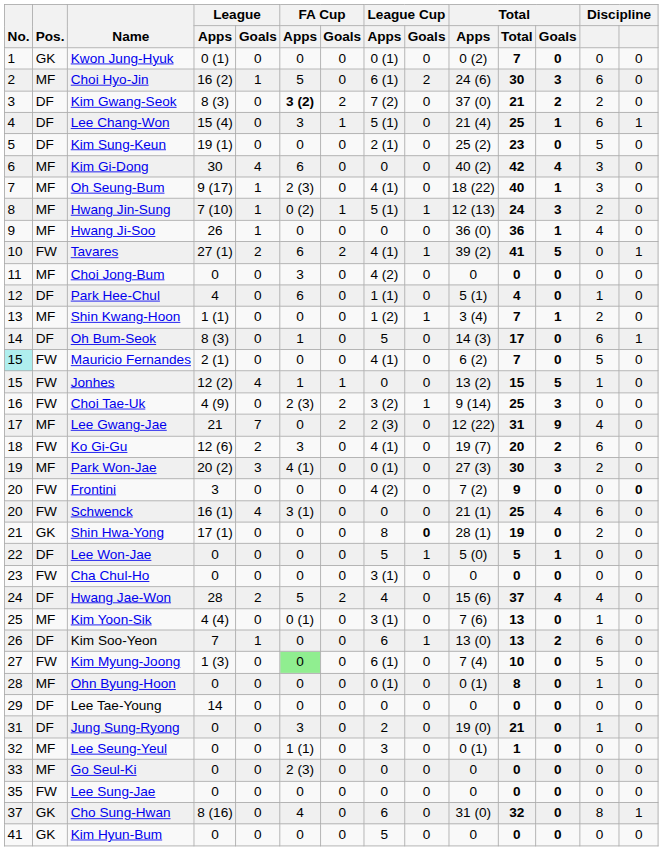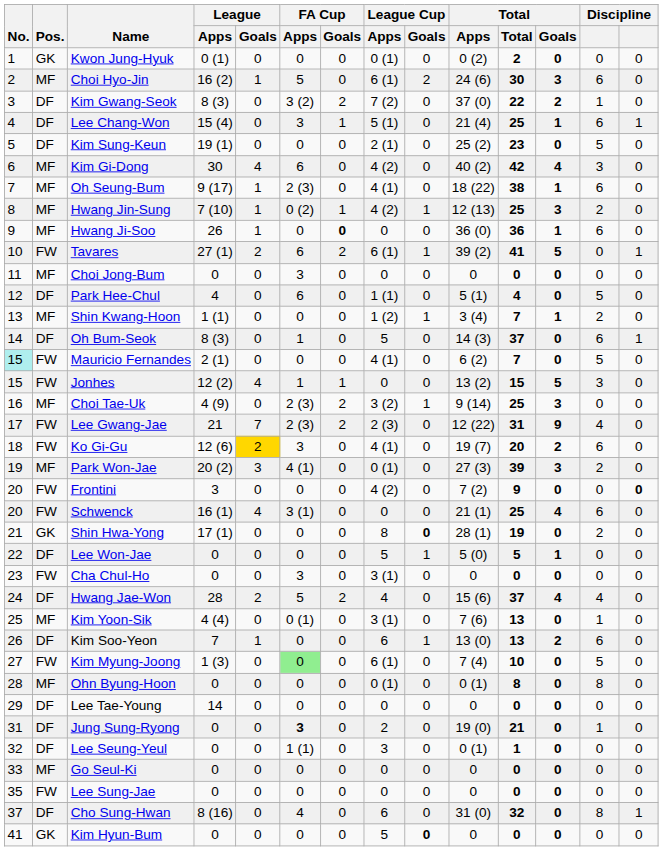(517, 58) 7 -> (517, 58) 2
(300, 101) bold -> (300, 101) normal
(517, 101) 21 -> (517, 101) 22
(599, 101) 2 -> (599, 101) 1
(384, 166) 0 -> (384, 166) 4 (2)
(517, 187) 40 -> (517, 187) 38
(599, 187) 3 -> (599, 187) 6
(384, 209) 5 (1) -> (384, 209) 4 (2)
(517, 209) 24 -> (517, 209) 25
(342, 230) normal -> (342, 230) bold
(599, 230) 4 -> (599, 230) 6
(384, 252) 4 (1) -> (384, 252) 6 (1)
(384, 274) 4 (2) -> (384, 274) 0
(599, 295) 1 -> (599, 295) 5
(517, 338) 17 -> (517, 338) 37
(599, 381) 1 -> (599, 381) 3
(46, 403) FW -> (46, 403) MF
(46, 425) MF -> (46, 425) FW
(300, 425) 0 -> (300, 425) 2 (3)
(258, 446) no background -> (258, 446) gold background
(517, 468) 30 -> (517, 468) 39
(300, 576) 0 -> (300, 576) 3
(599, 683) 1 -> (599, 683) 8
(300, 727) normal -> (300, 727) bold
(46, 748) MF -> (45, 748) DF
(300, 770) 2 (3) -> (300, 770) 0
(46, 813) GK -> (45, 813) DF
(427, 834) normal -> (427, 834) bold
